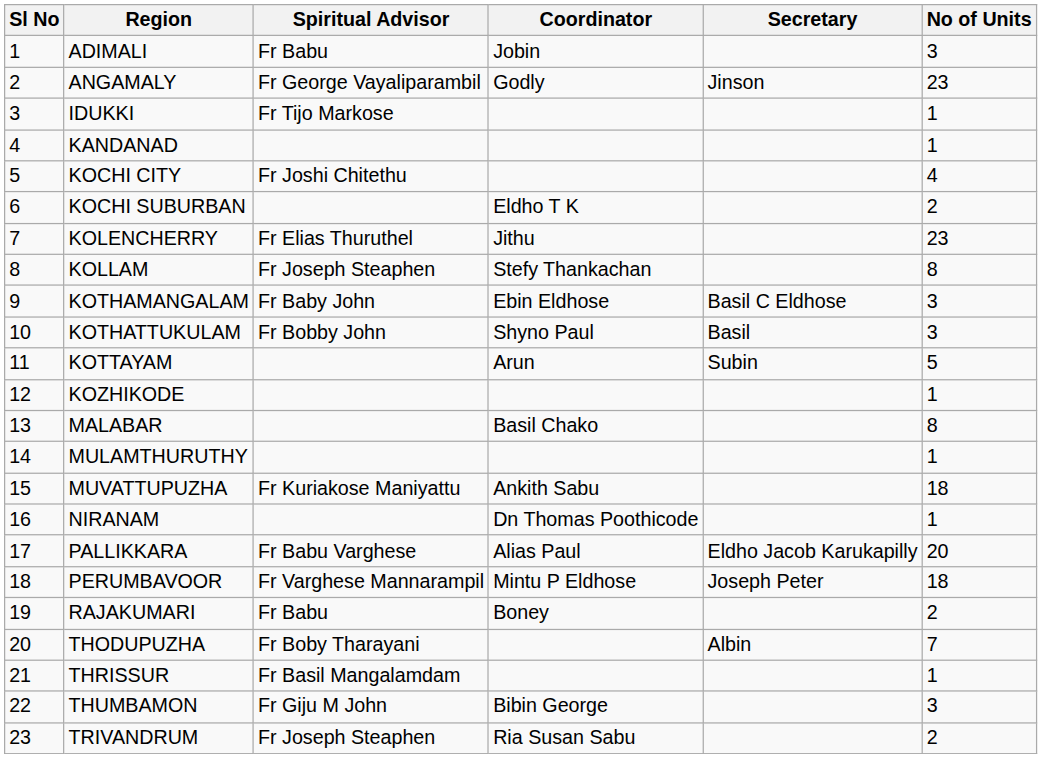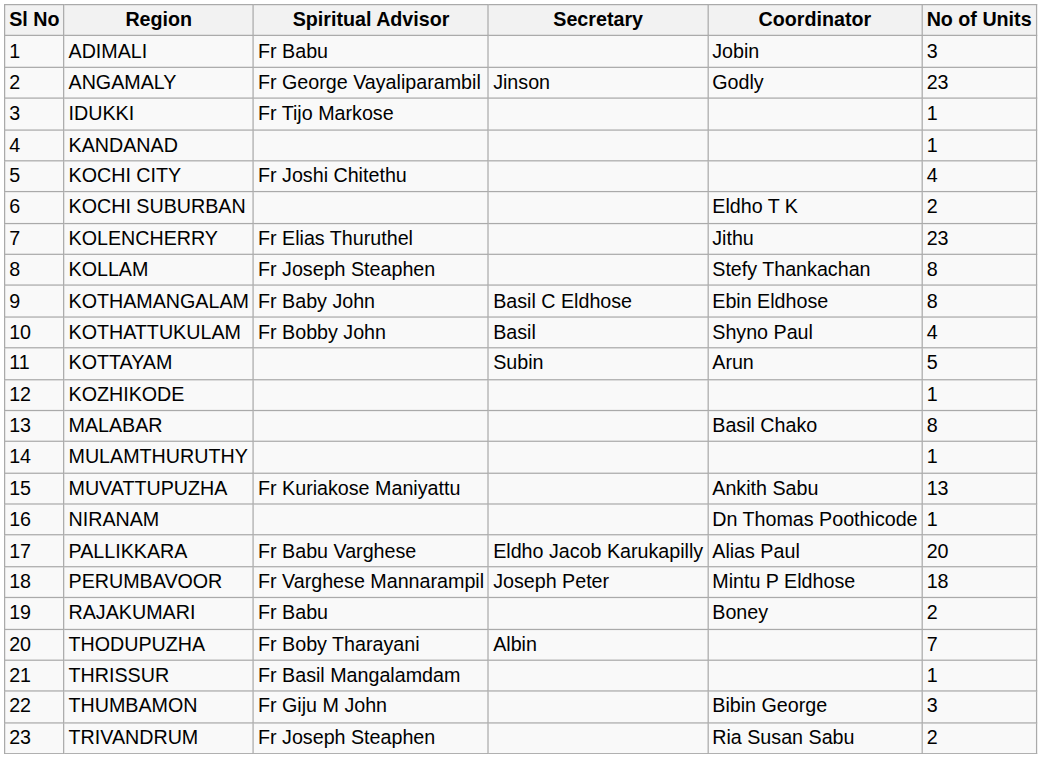columns swapped: (596, 20) <-> (813, 20)
(932, 301) 3 -> (932, 301) 8
(932, 332) 3 -> (932, 332) 4
(938, 488) 18 -> (938, 488) 13
